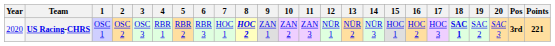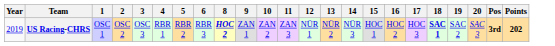- column: (225, 10)
(15, 29) 2020 -> (15, 29) 2019
(537, 29) 221 -> (516, 29) 202
